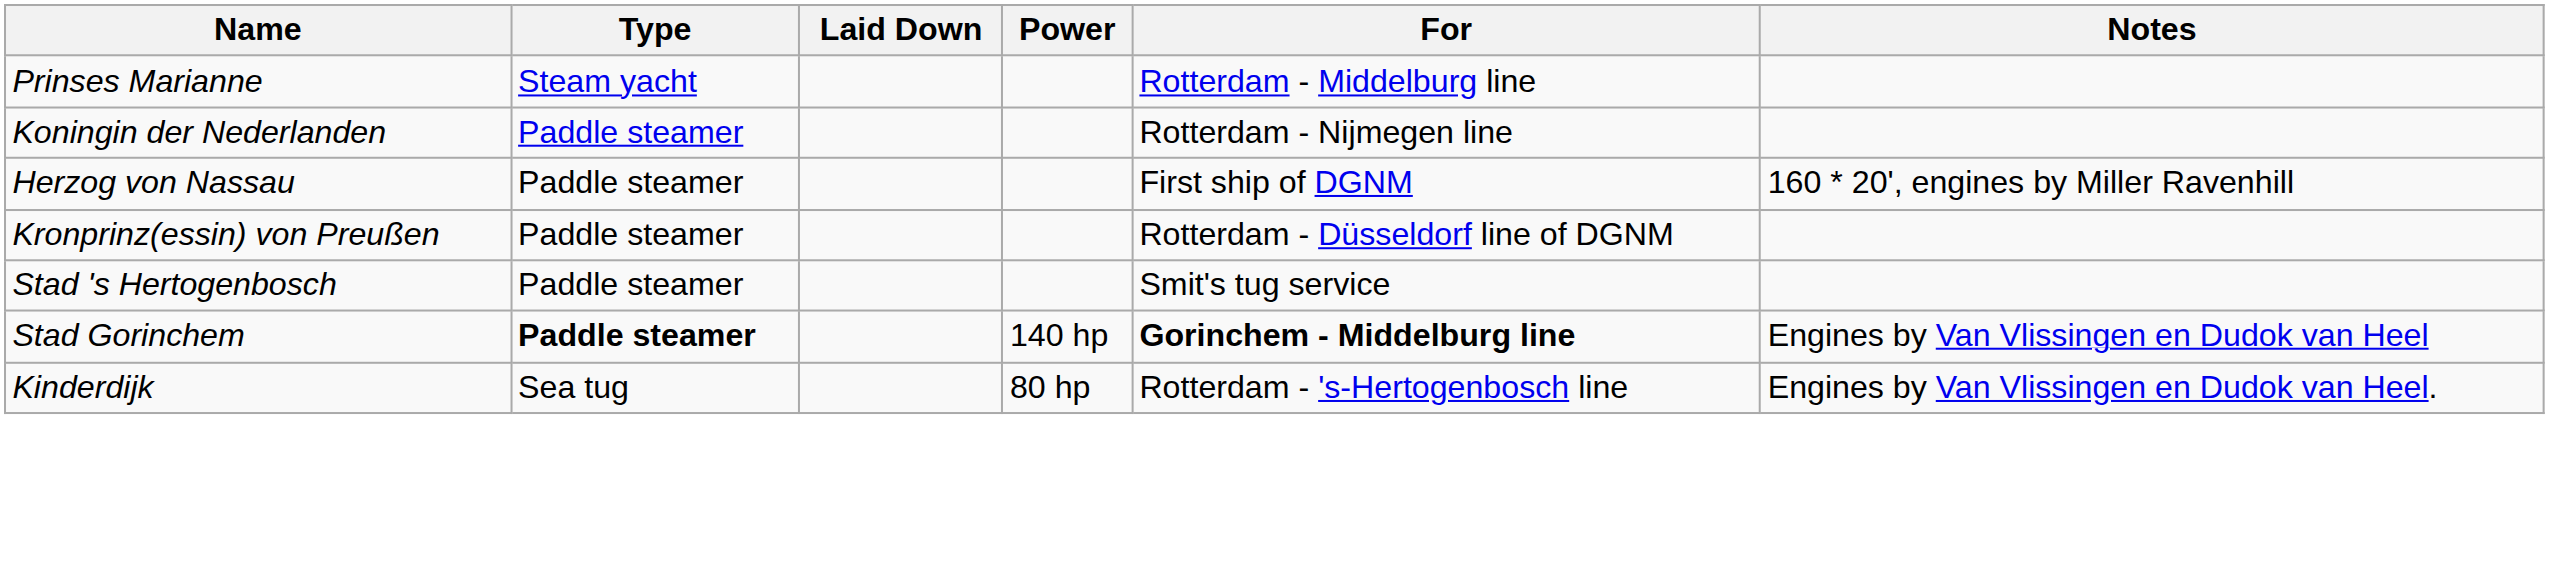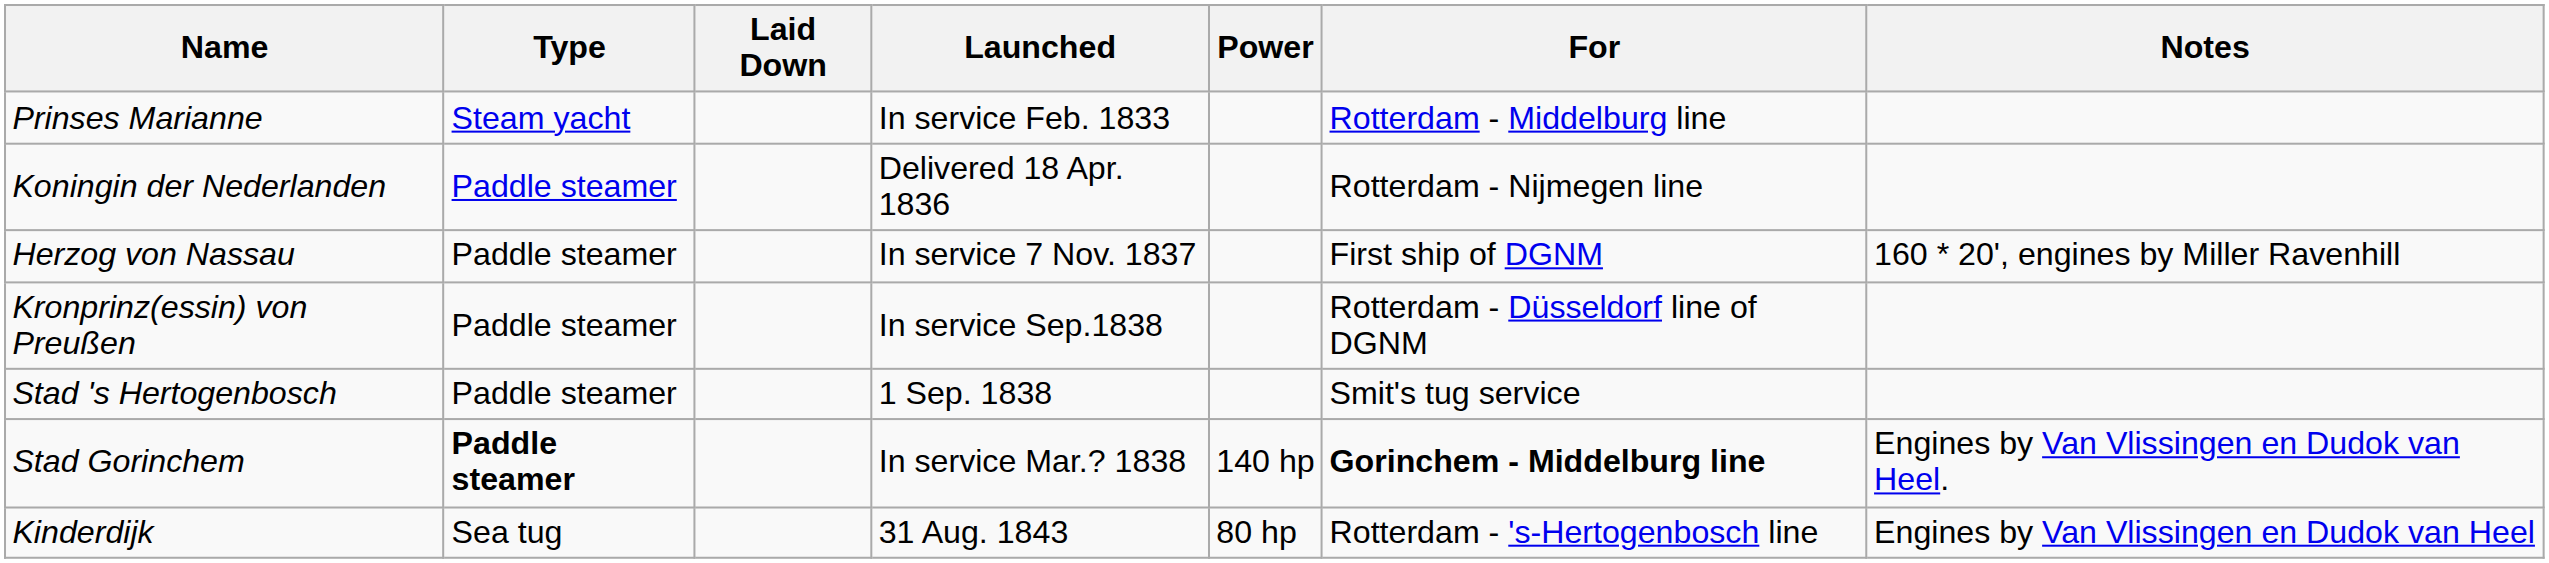+ column: (1040, 48)
(2098, 336) Engines by Van Vlissingen en Dudok van Heel -> (2167, 462) Engines by Van Vlissingen en Dudok van Heel.
(2103, 387) Engines by Van Vlissingen en Dudok van Heel. -> (2204, 531) Engines by Van Vlissingen en Dudok van Heel
